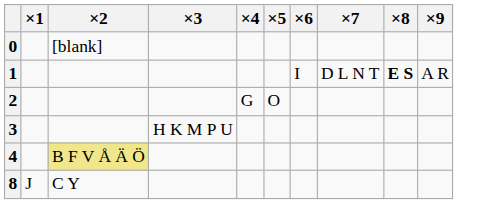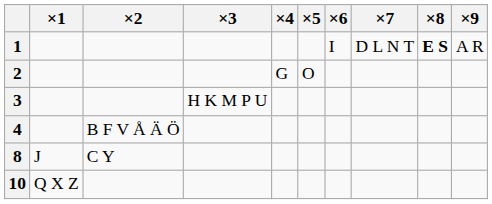- row: (13, 45)
(98, 156) khaki background -> (133, 128) no background
+ row: (17, 184)
